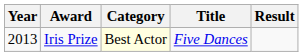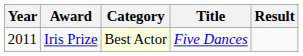(23, 39) 2013 -> (22, 39) 2011
